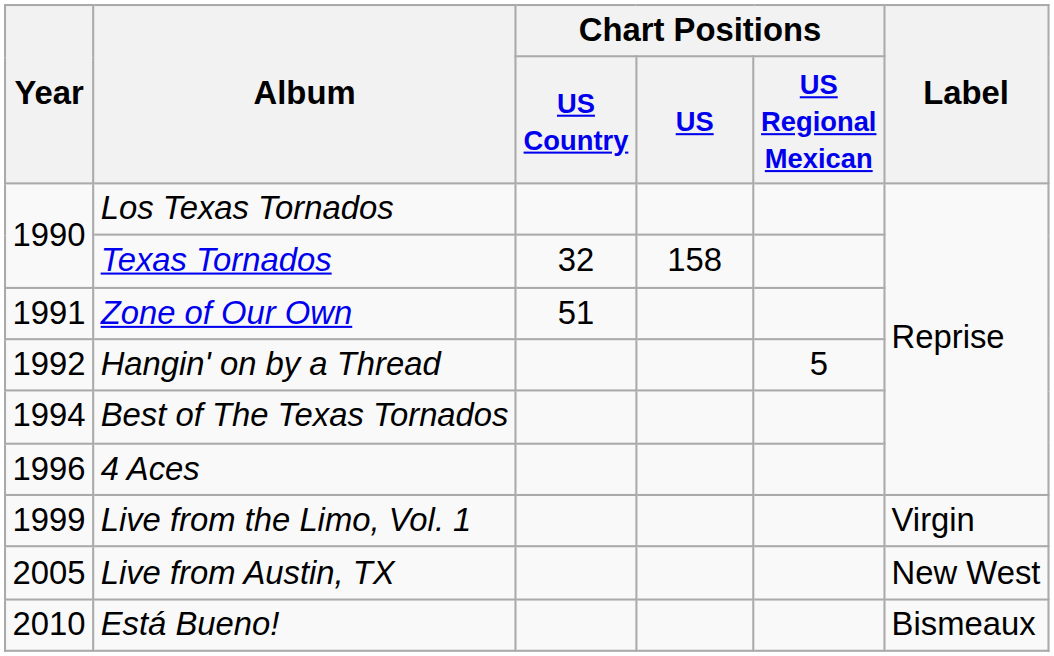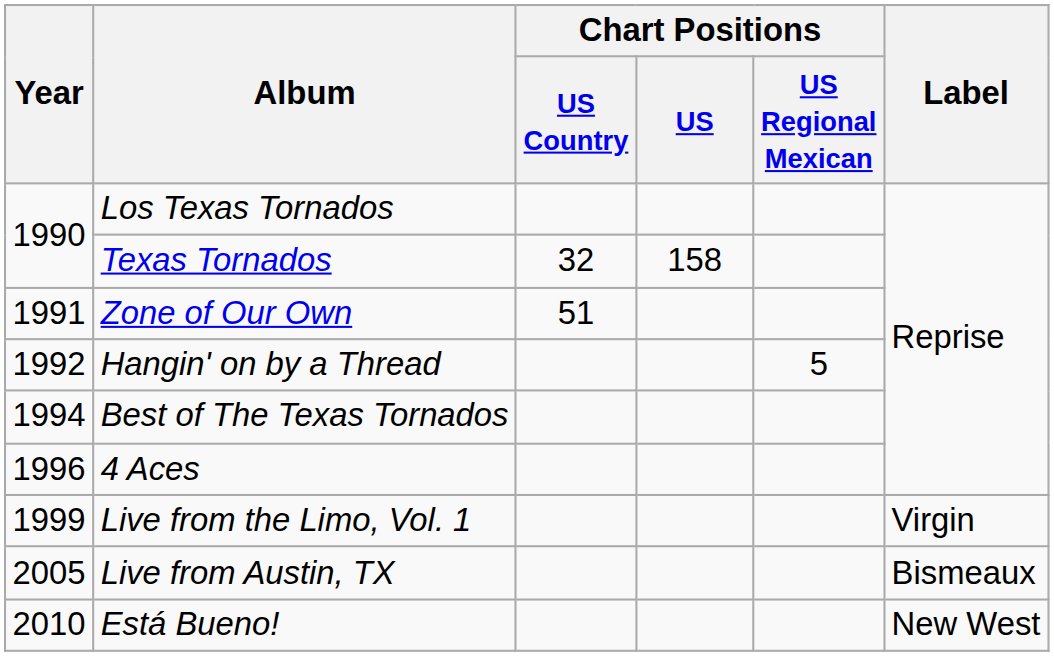(966, 572) New West -> (964, 572) Bismeaux
(964, 624) Bismeaux -> (966, 624) New West
